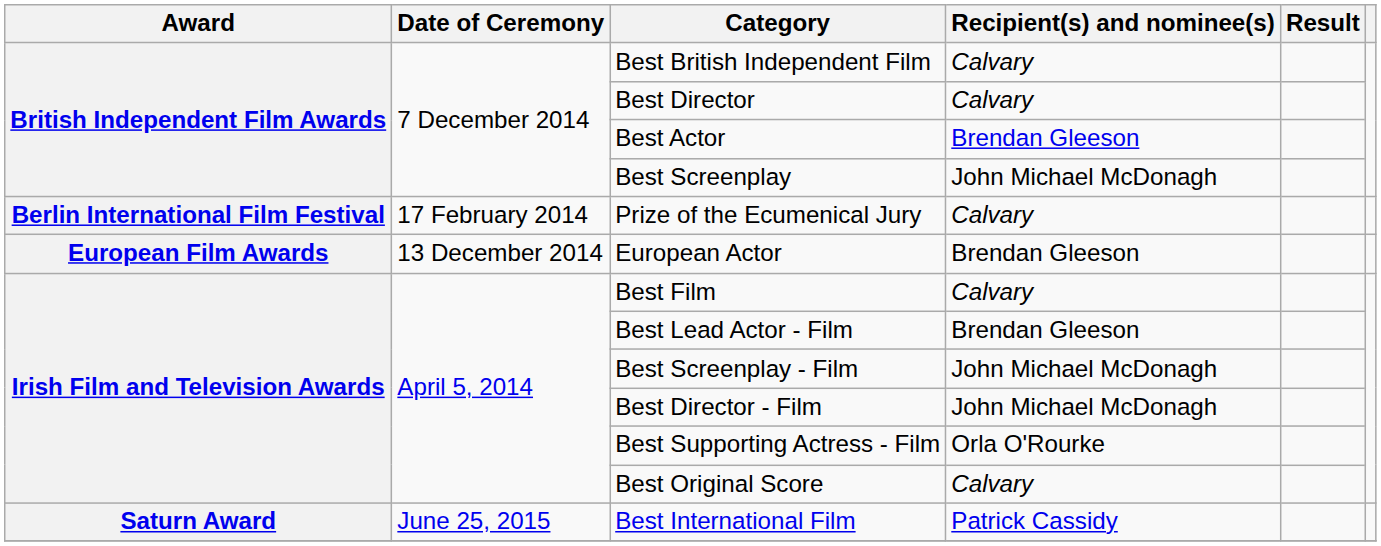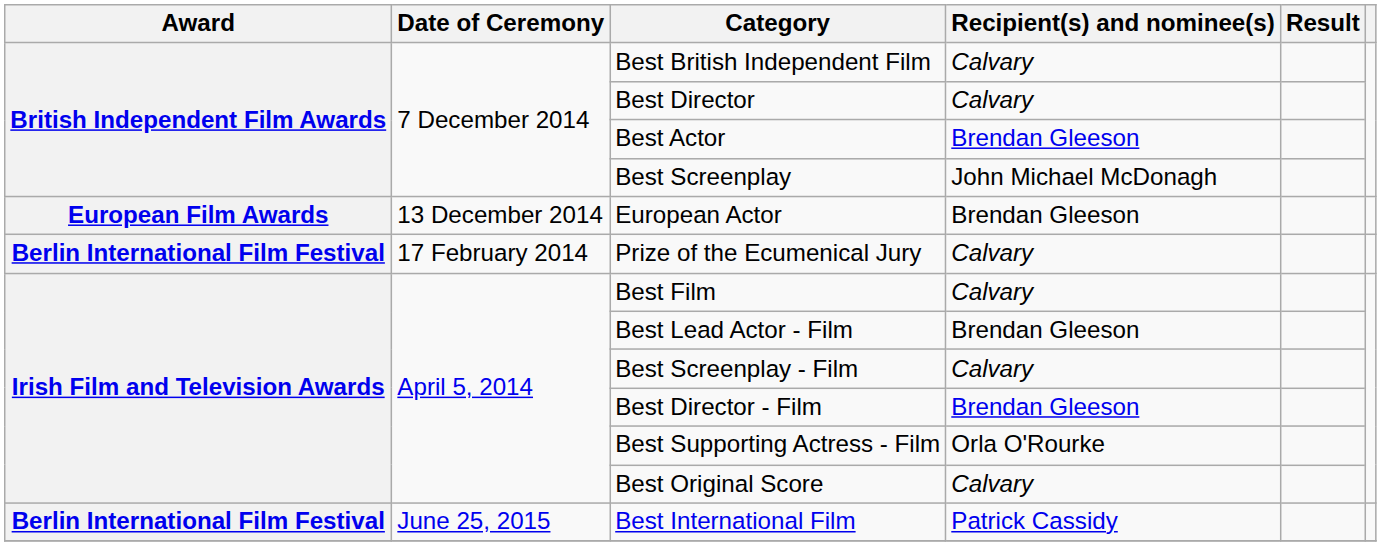rows swapped: (768, 215) <-> (698, 253)
(1084, 368) John Michael McDonagh -> (992, 368) Calvary
(1084, 406) John Michael McDonagh -> (1045, 406) Brendan Gleeson
(198, 521) Saturn Award -> (198, 521) Berlin International Film Festival
